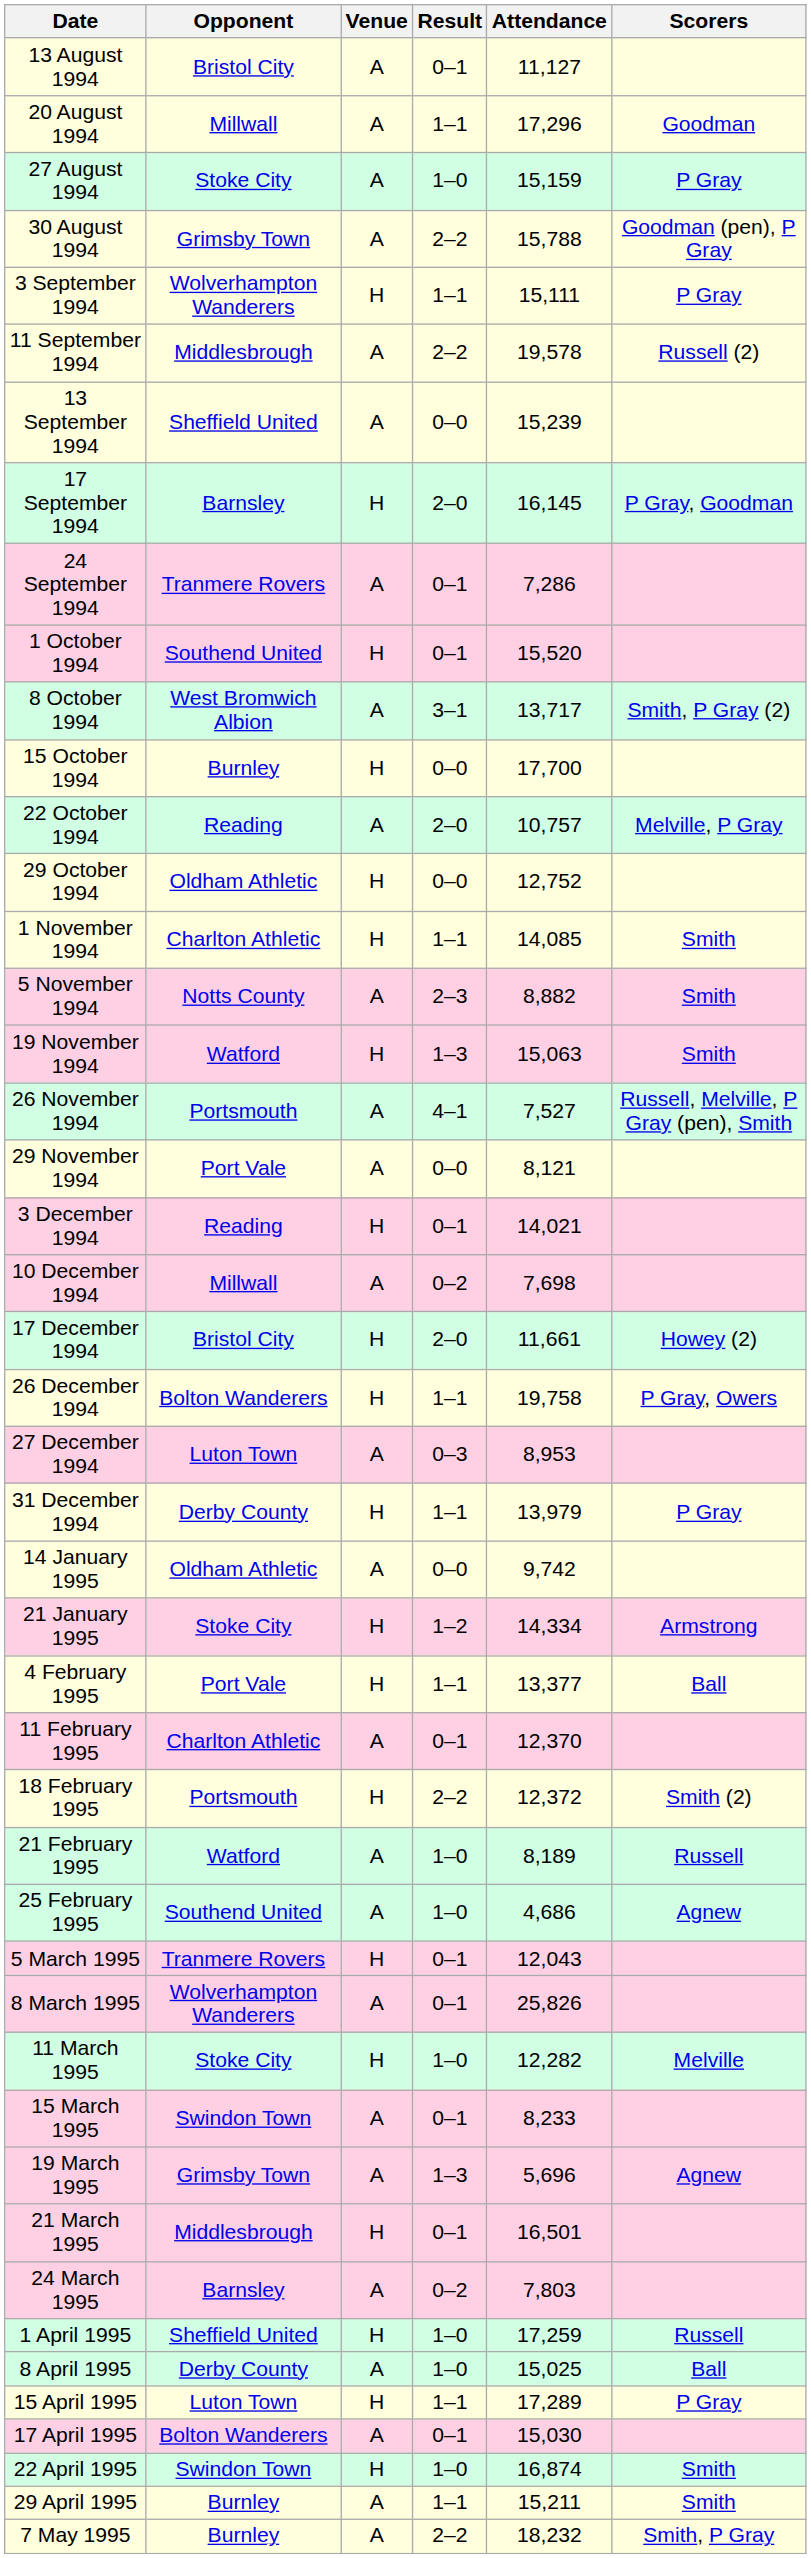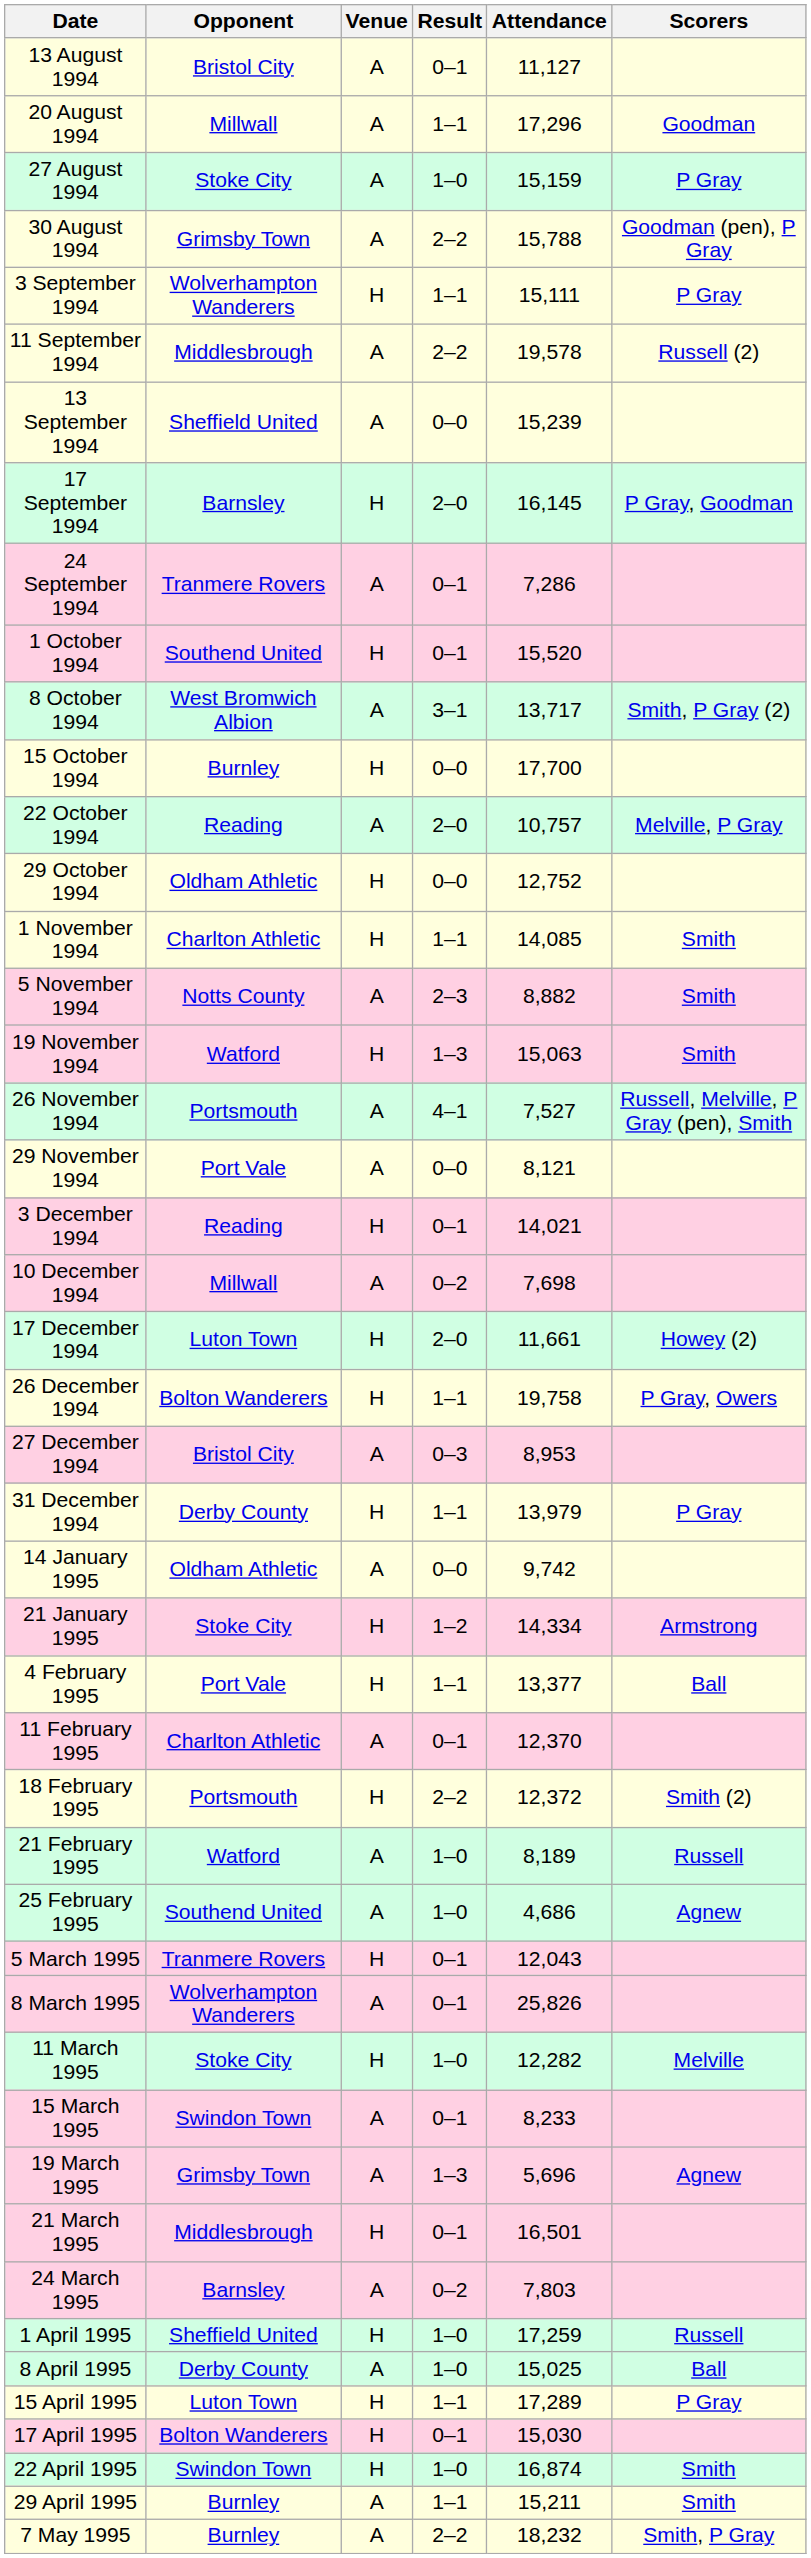(243, 1340) Bristol City -> (243, 1340) Luton Town
(243, 1454) Luton Town -> (243, 1454) Bristol City
(377, 2435) A -> (377, 2435) H
